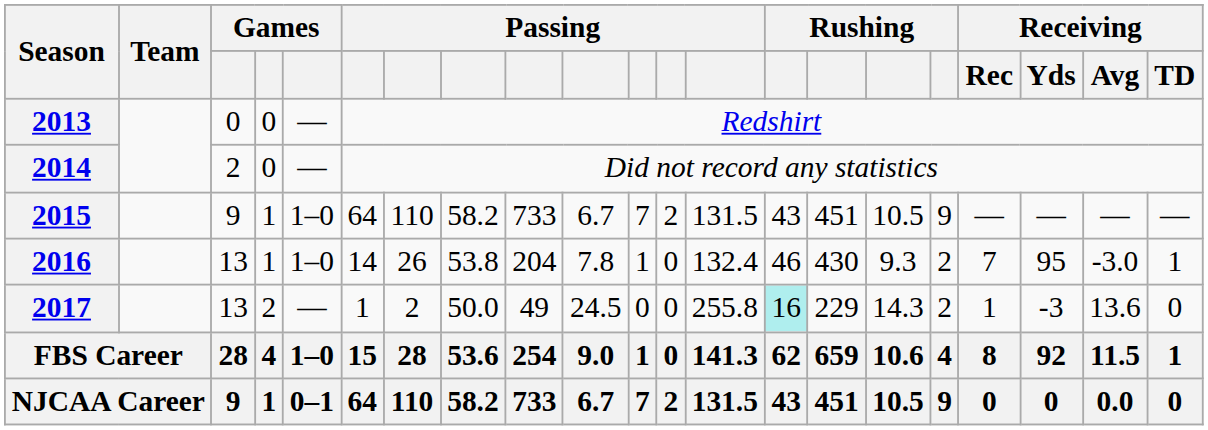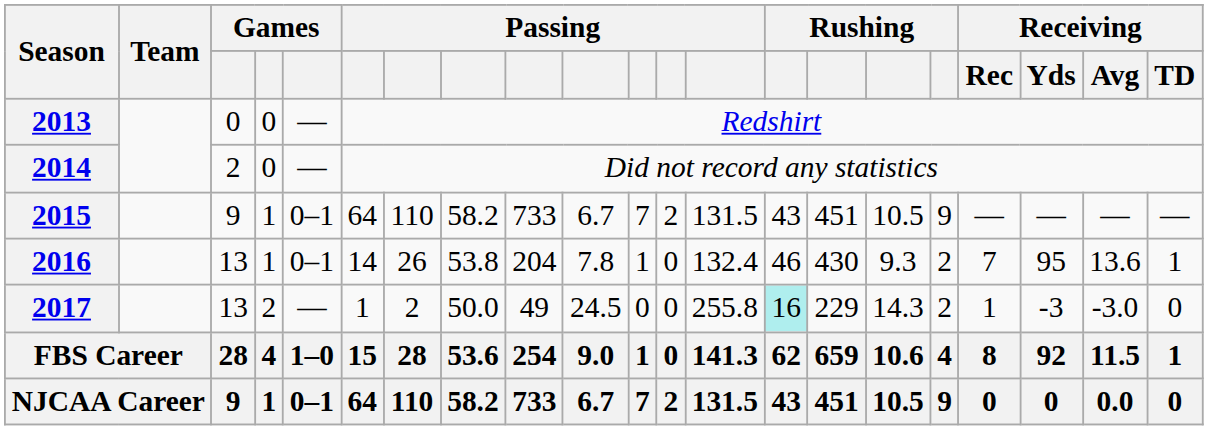(312, 214) 1–0 -> (312, 214) 0–1
(312, 261) 1–0 -> (312, 261) 0–1
(1115, 261) -3.0 -> (1115, 261) 13.6
(1115, 307) 13.6 -> (1115, 307) -3.0
